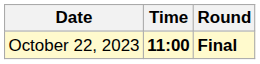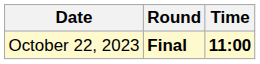columns swapped: (169, 17) <-> (224, 17)
